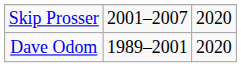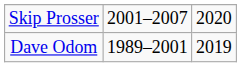(214, 47) 2020 -> (214, 47) 2019
